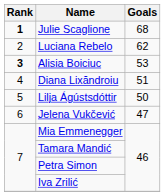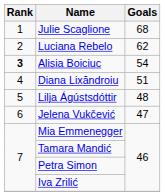(20, 30) bold -> (20, 30) normal
(142, 64) 53 -> (142, 64) 54
(142, 98) 50 -> (142, 98) 48
